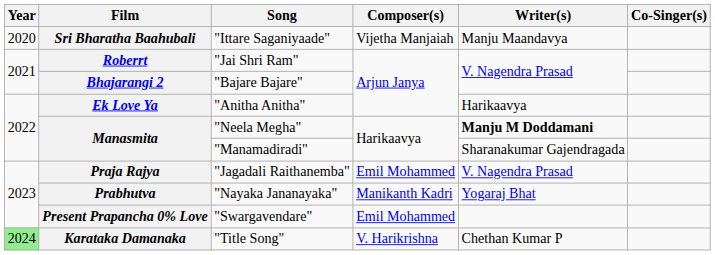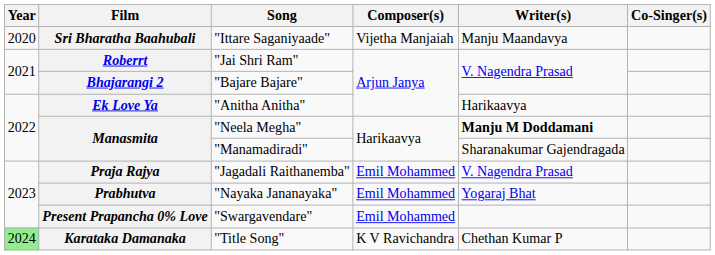(404, 194) Manikanth Kadri -> (406, 194) Emil Mohammed
(397, 238) V. Harikrishna -> (405, 238) K V Ravichandra
